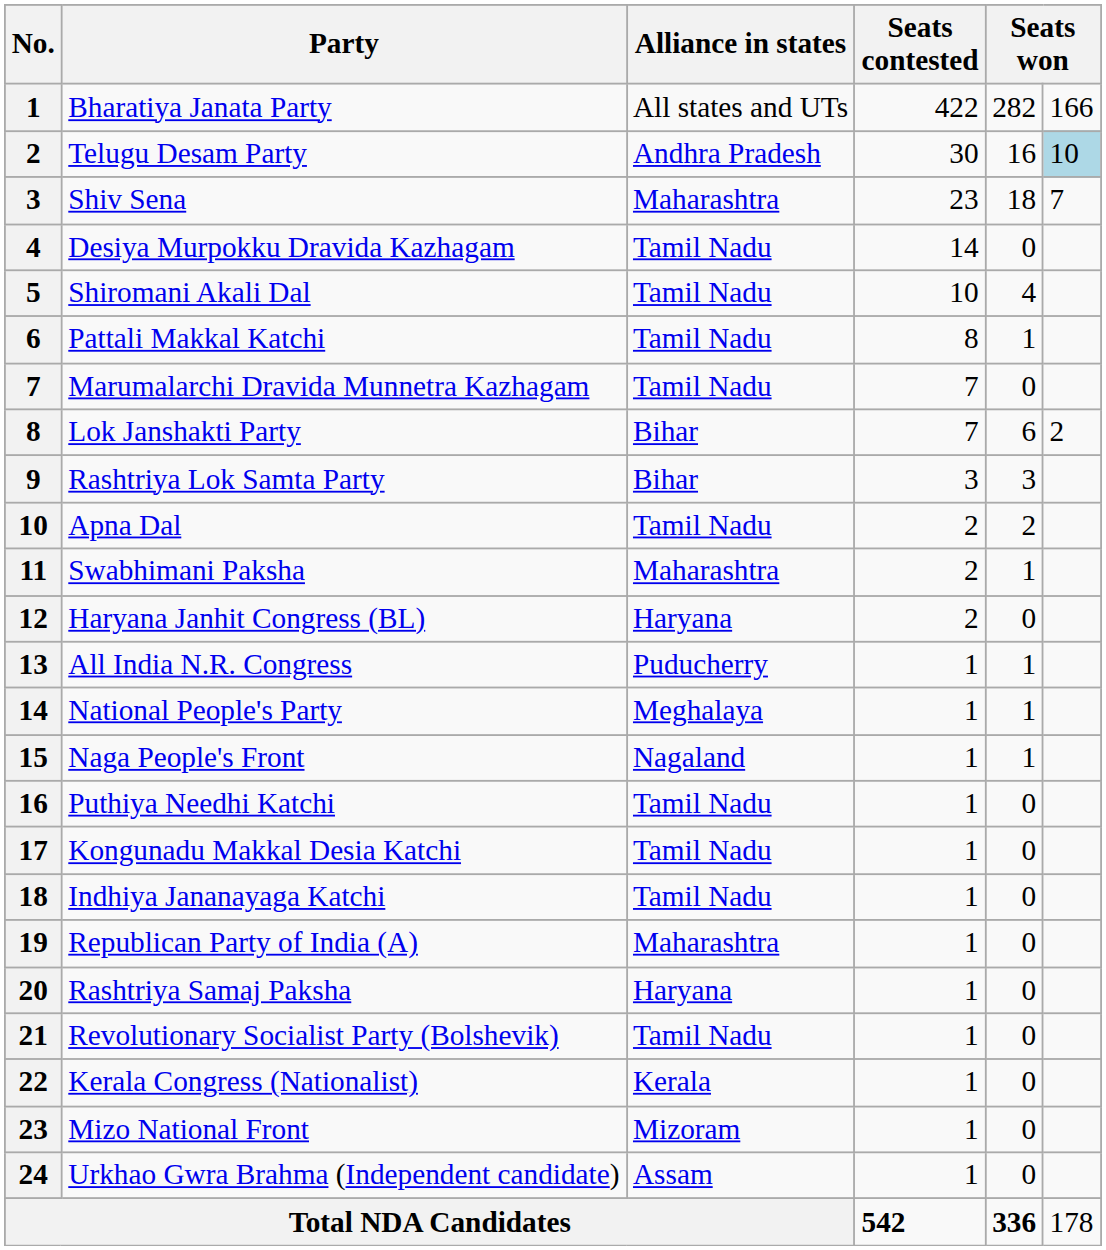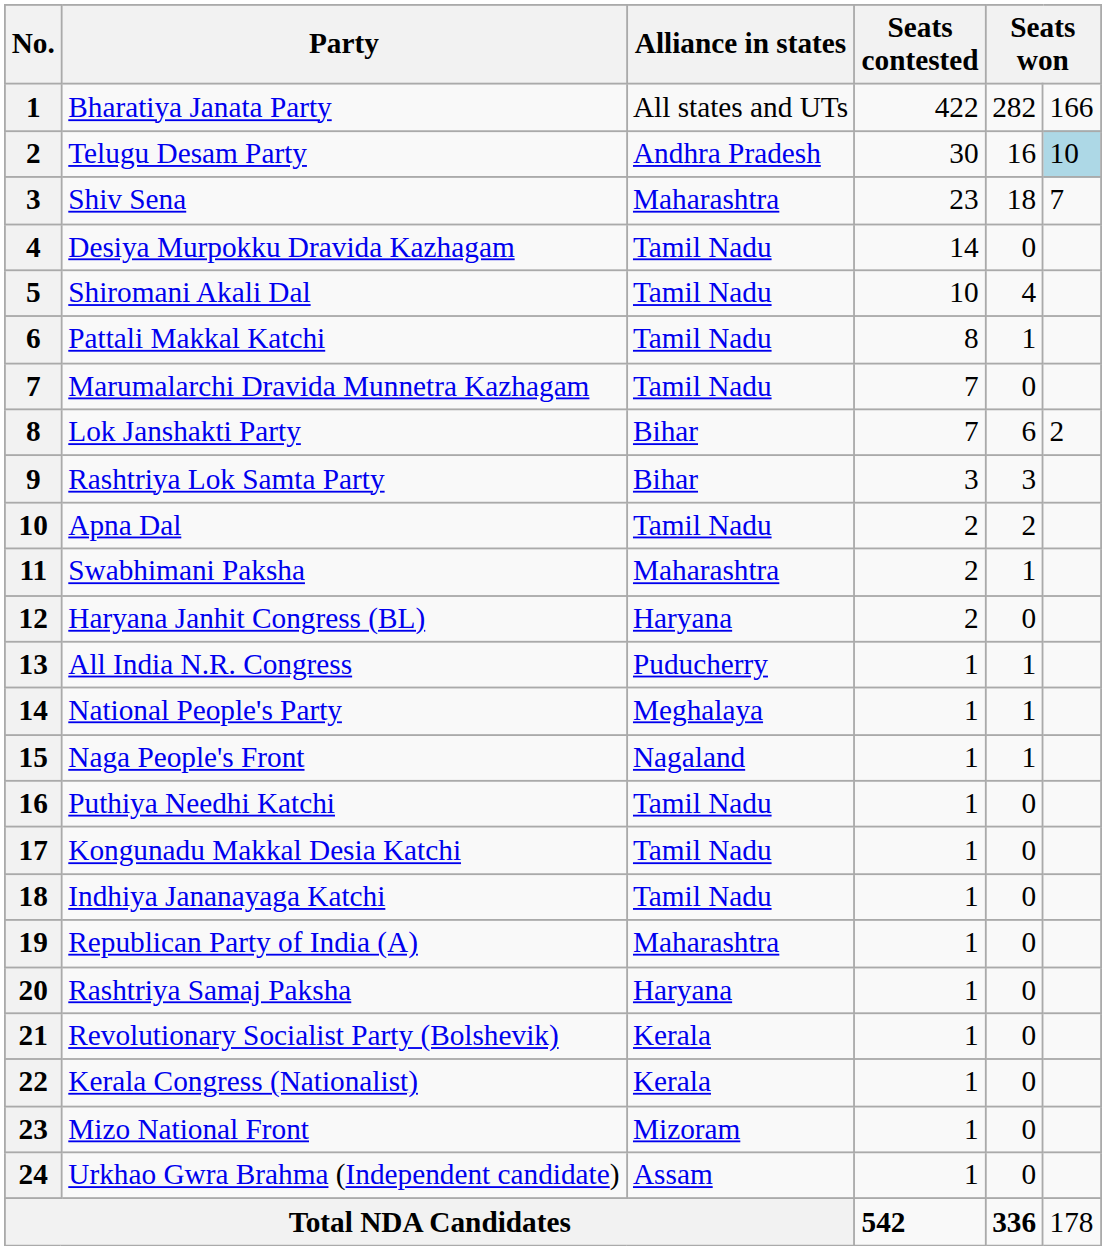(702, 1035) Tamil Nadu -> (672, 1035) Kerala
